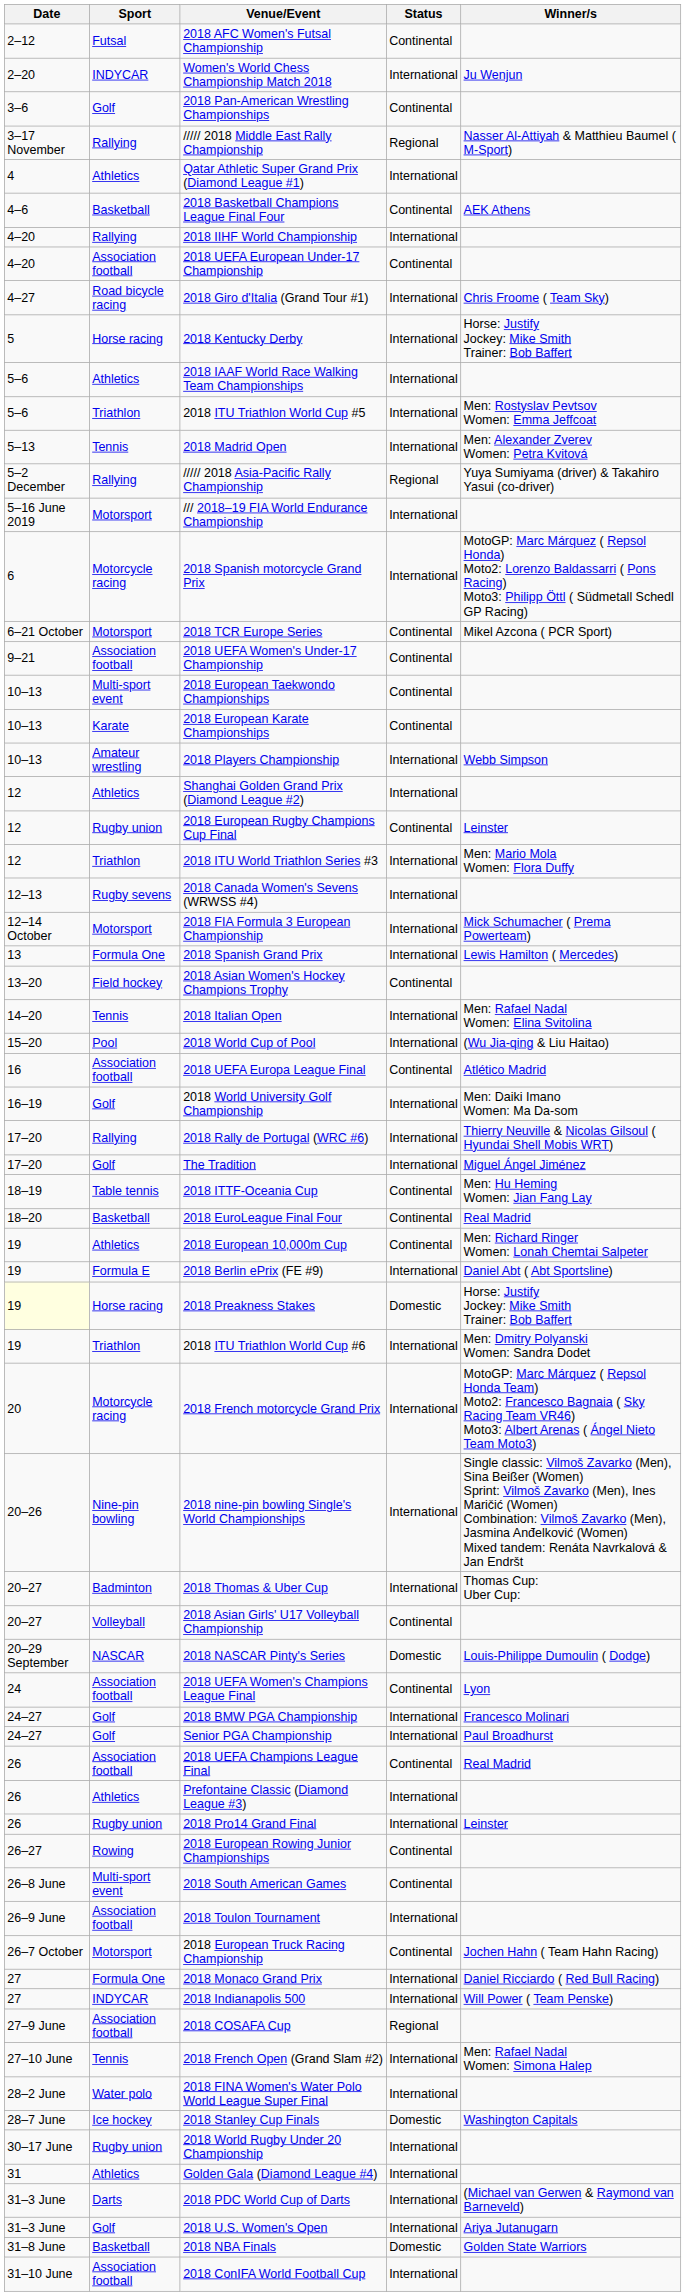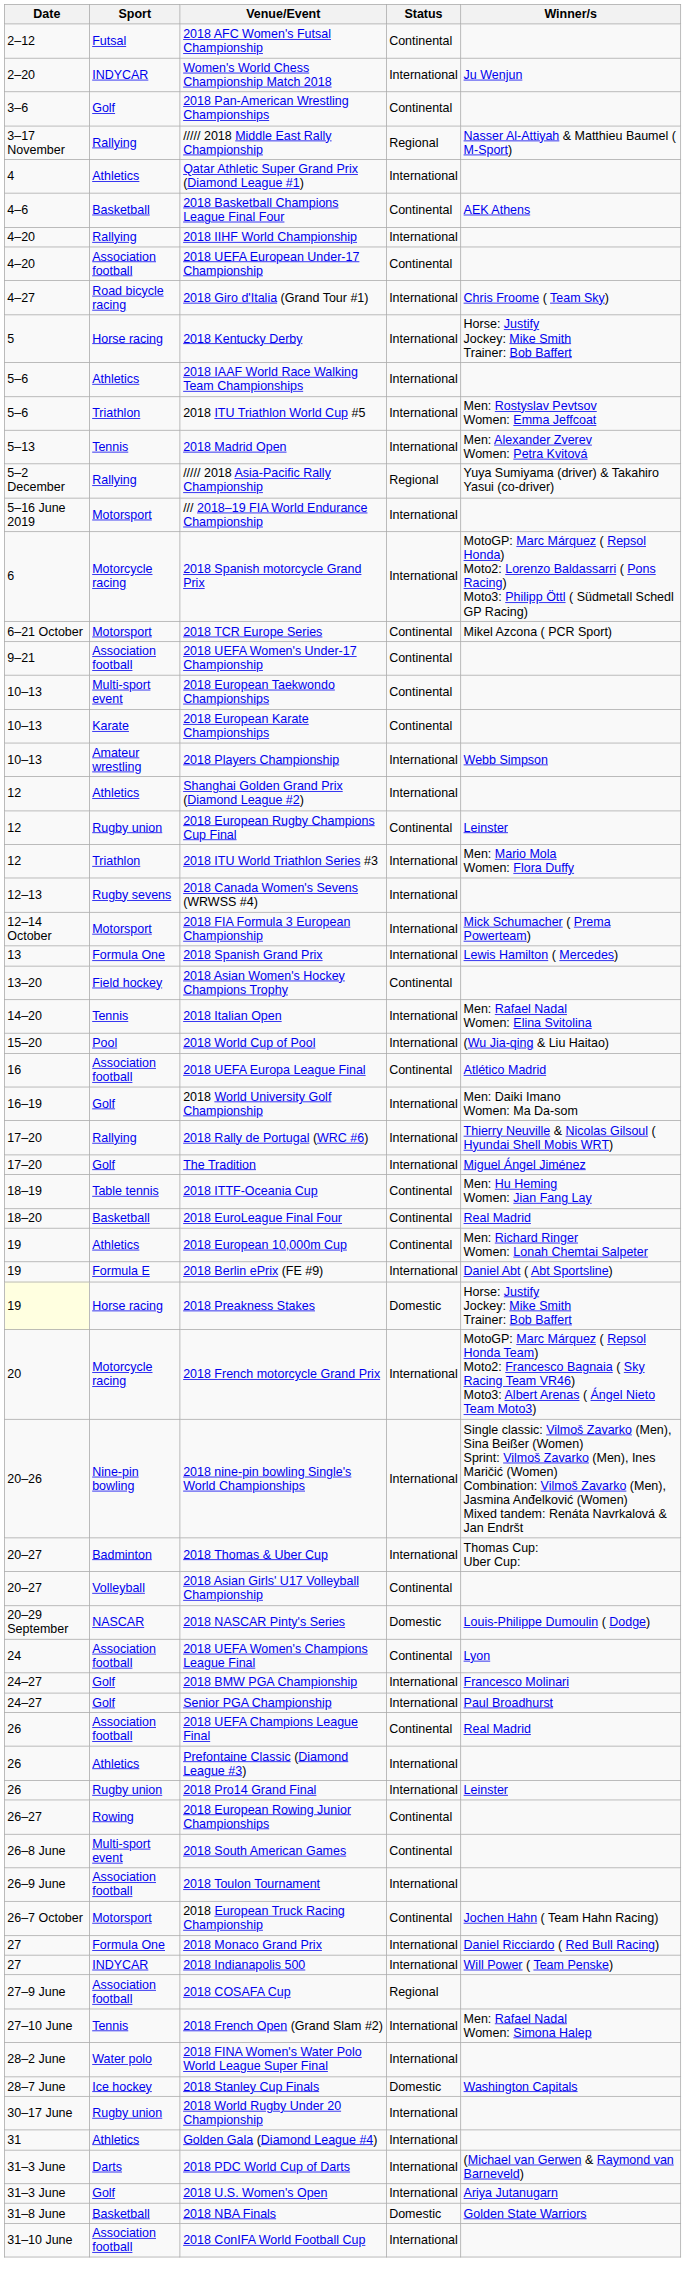- row: (274, 1346)
